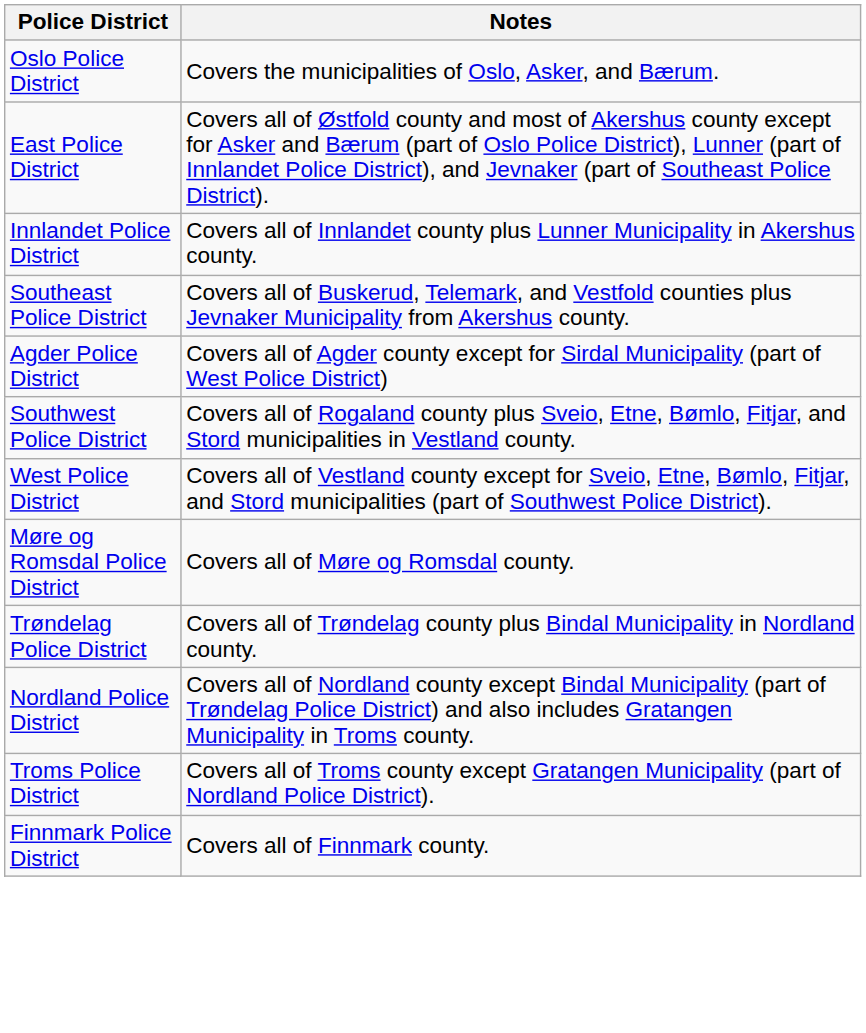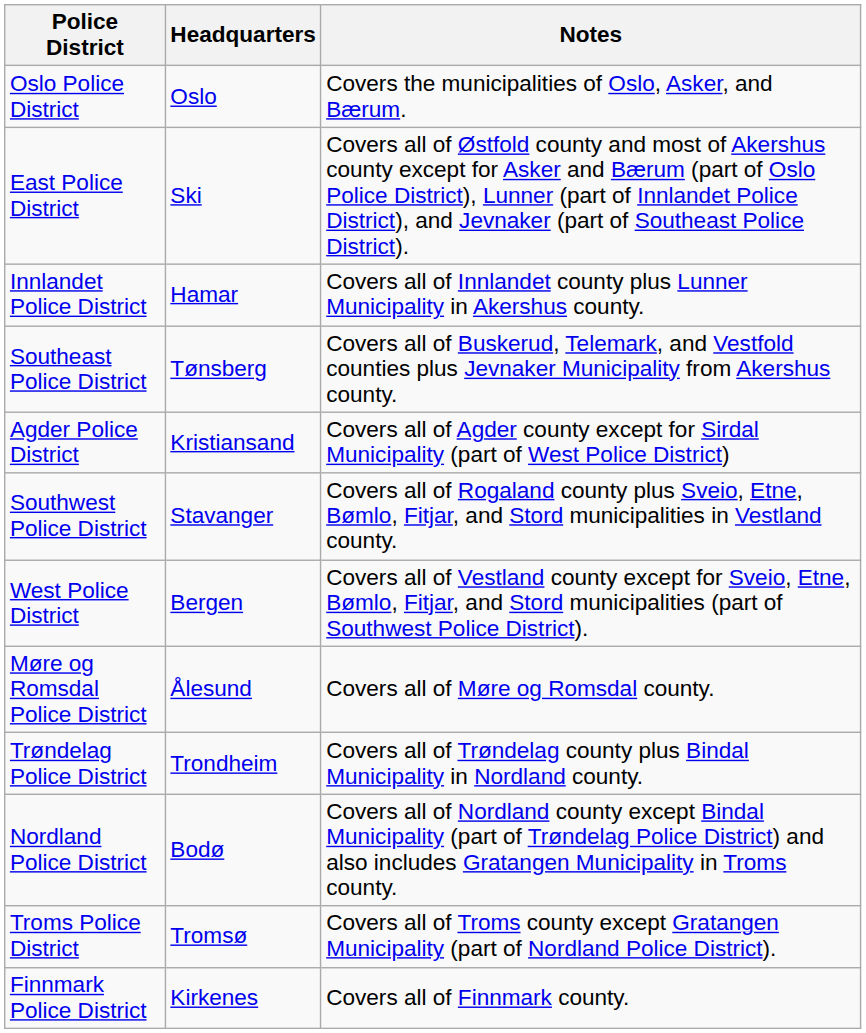+ column: (243, 35)
